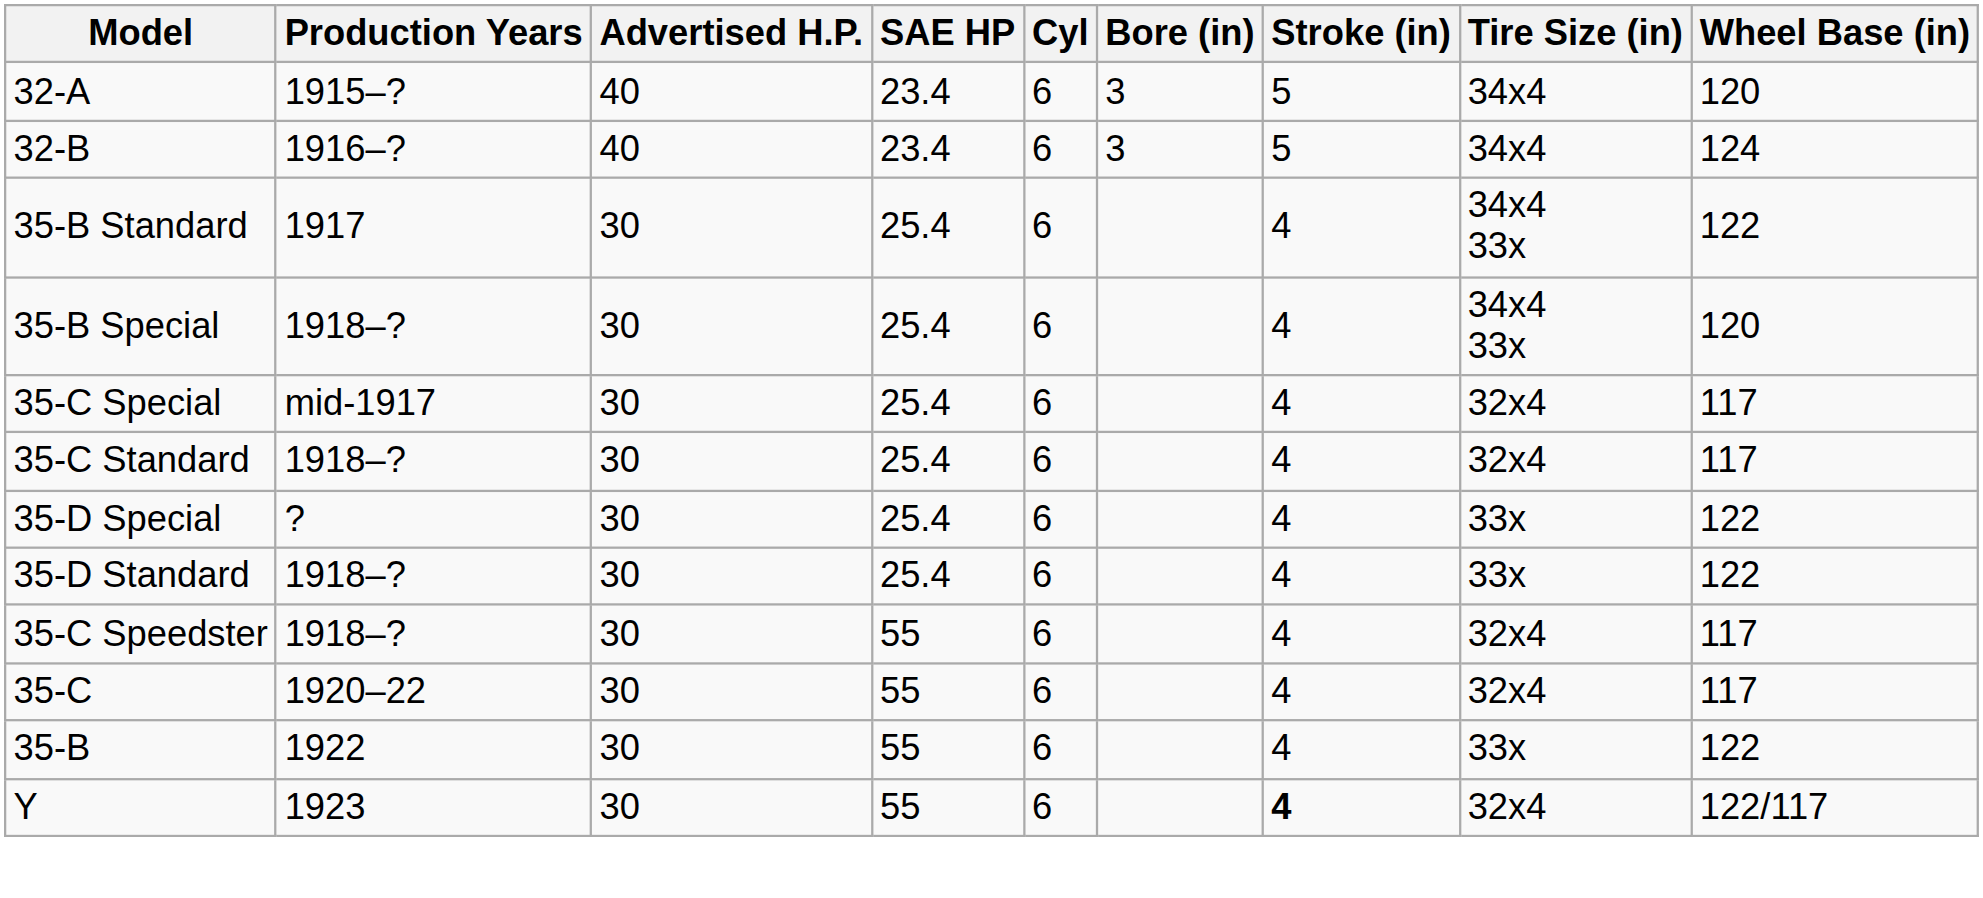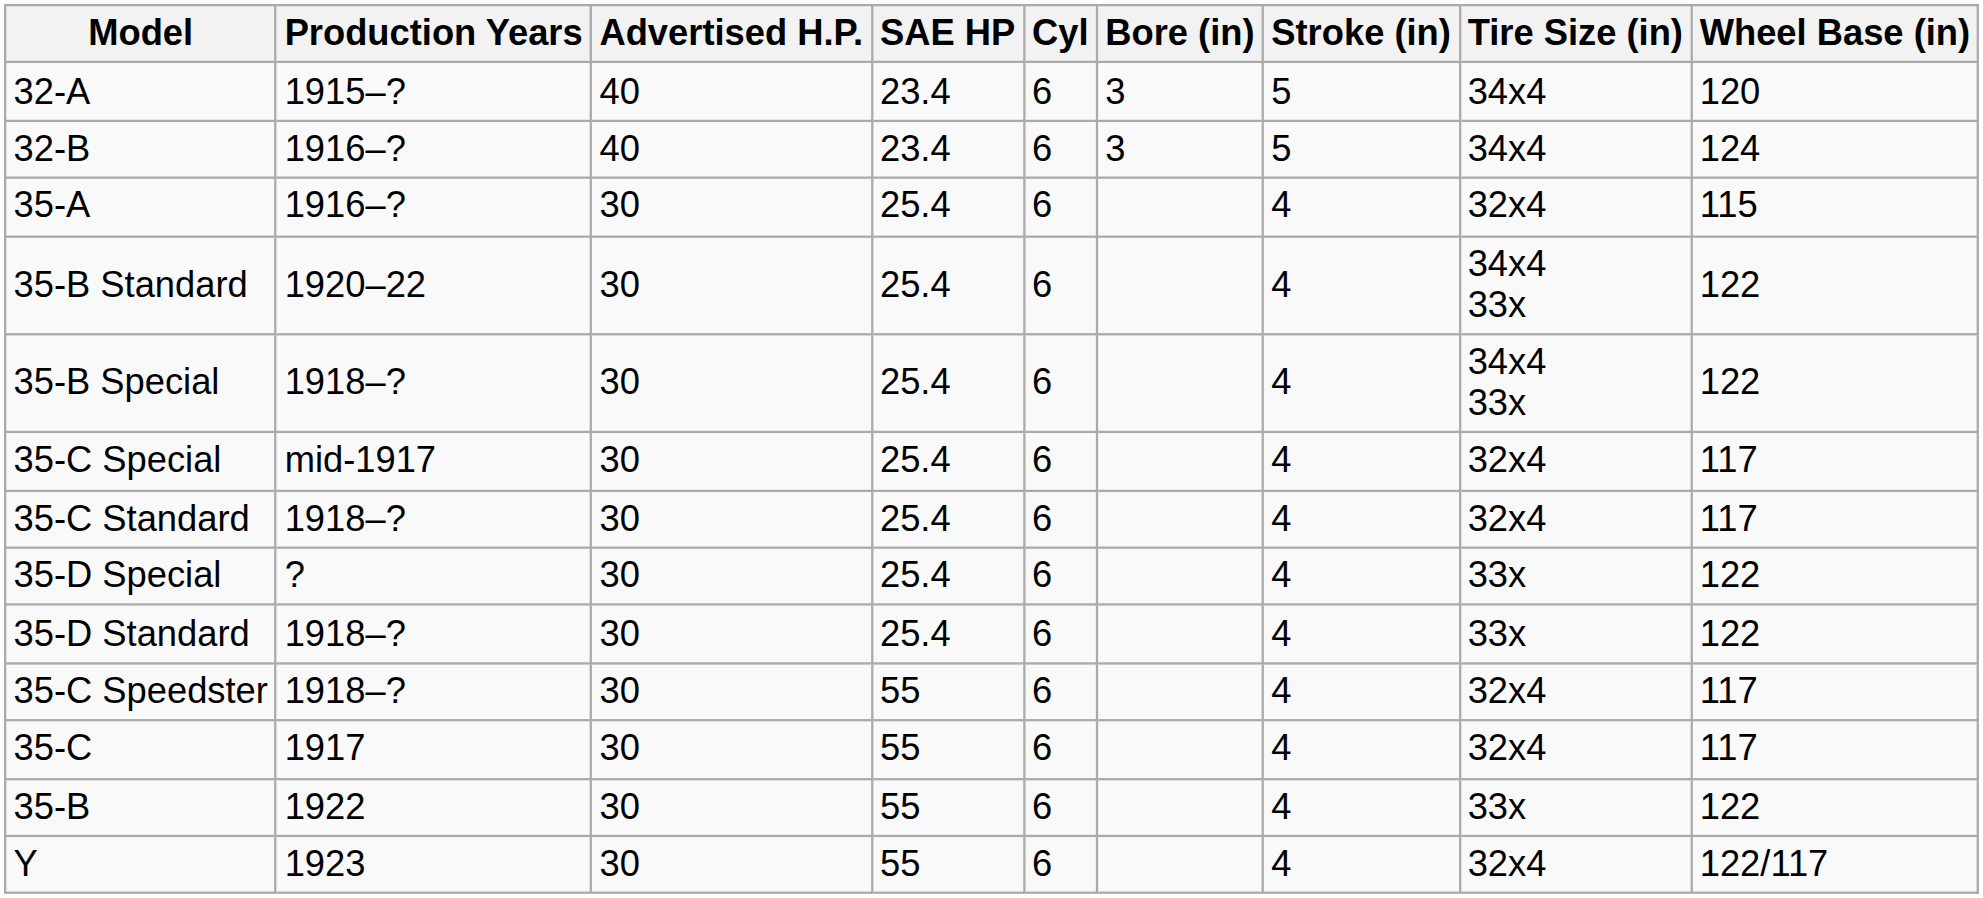+ row: (52, 206)
(325, 226) 1917 -> (355, 284) 1920–22
(1730, 324) 120 -> (1730, 382) 122
(355, 691) 1920–22 -> (325, 748) 1917
(1281, 806) bold -> (1281, 863) normal
